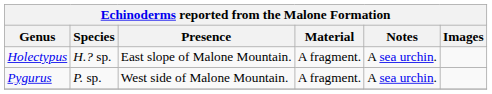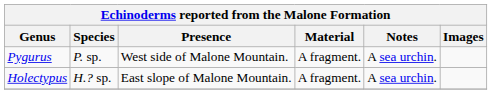rows swapped: (37, 57) <-> (30, 78)
